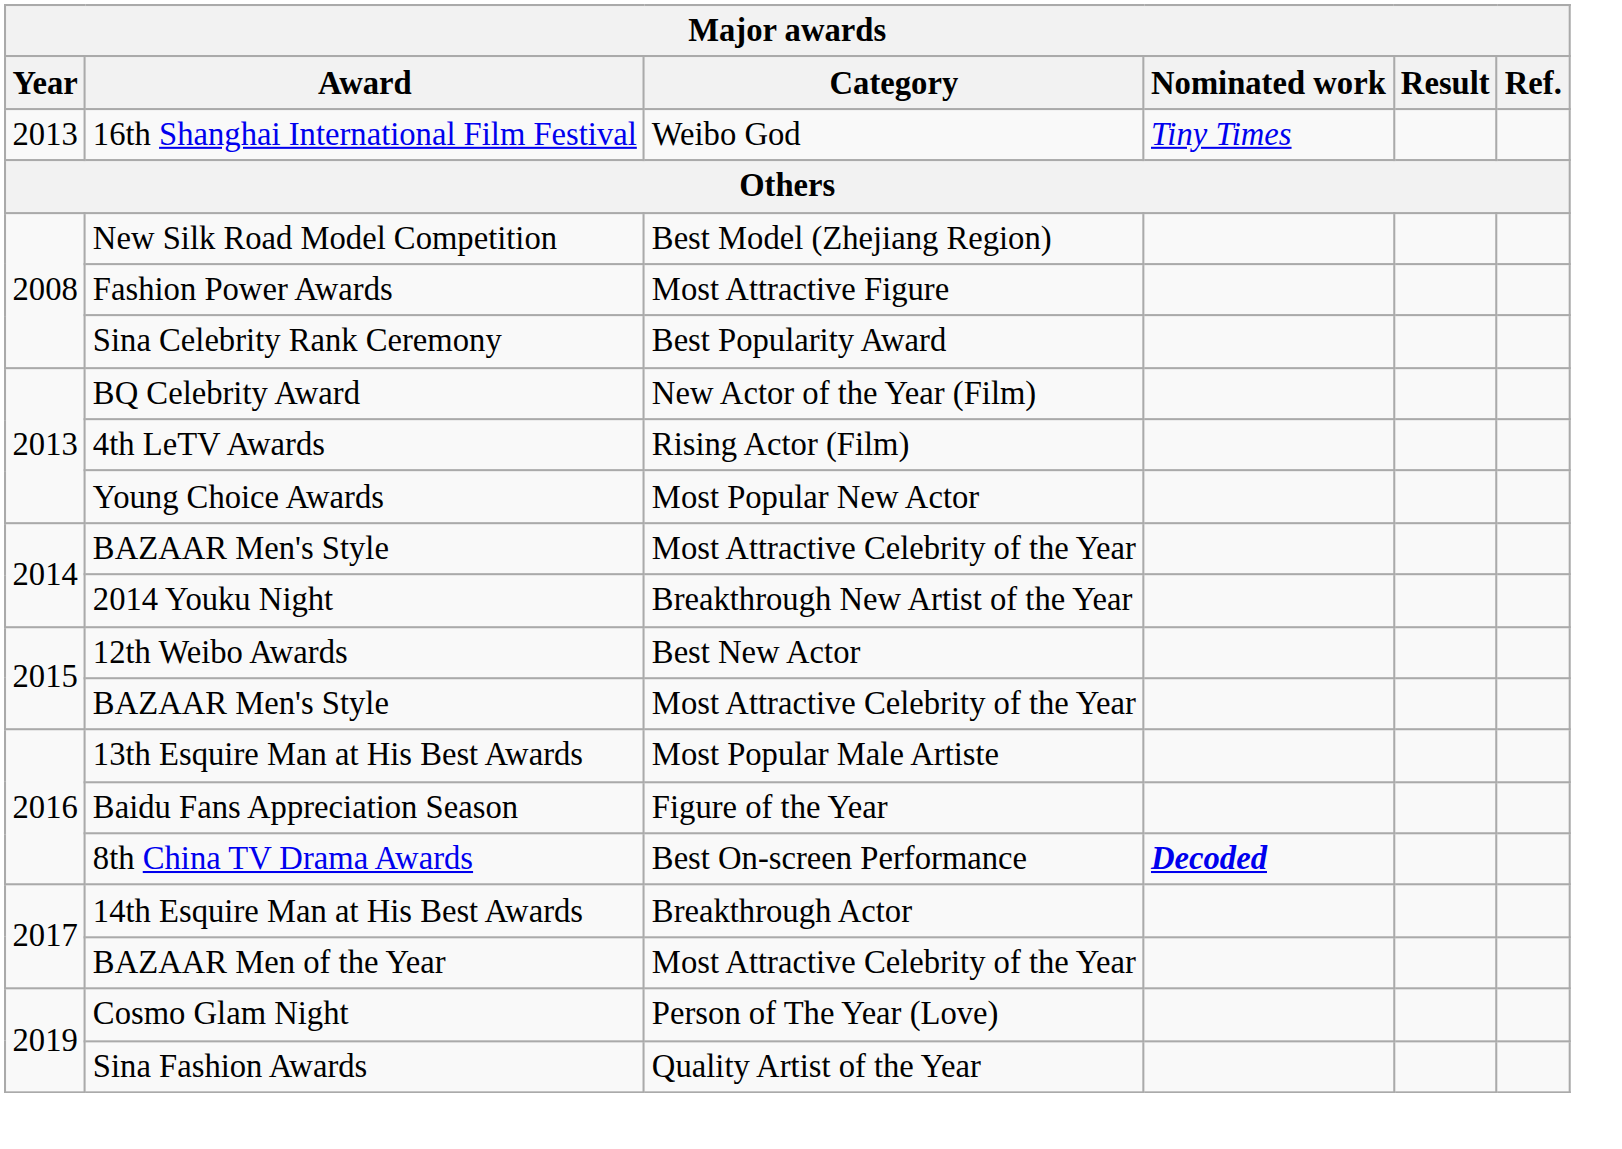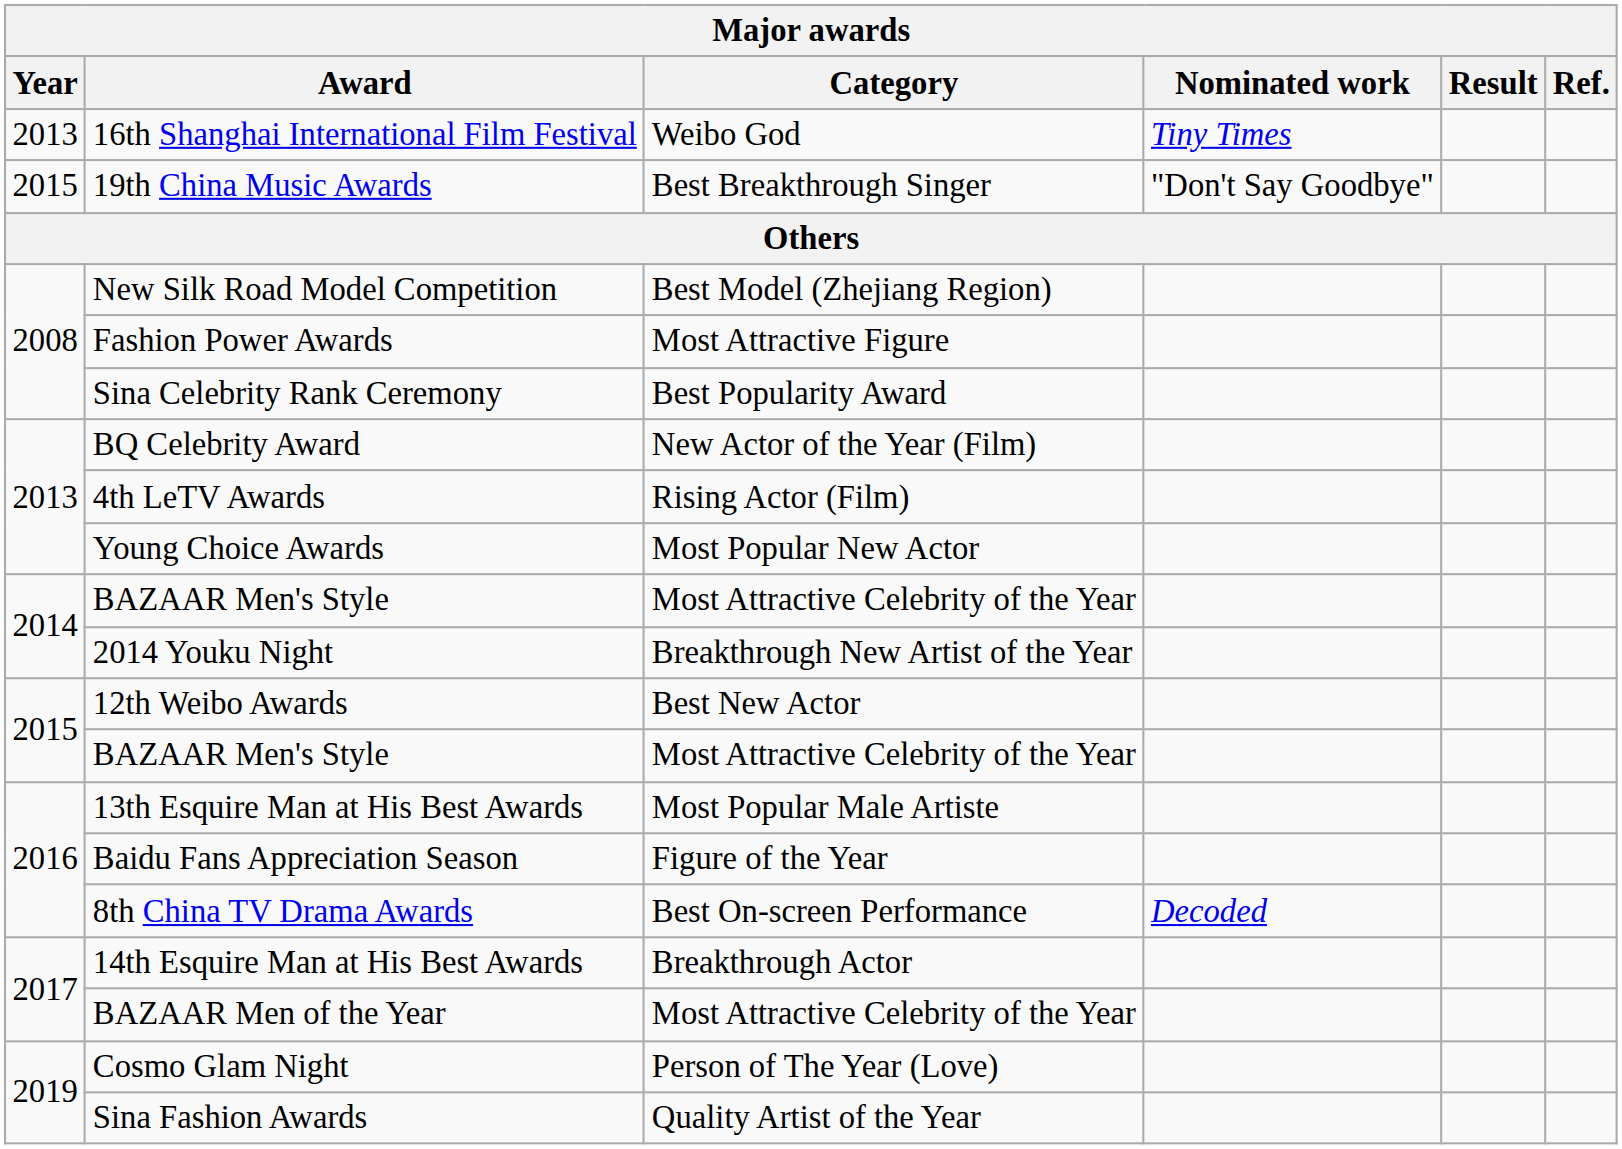+ row: (45, 185)
(1209, 858) bold -> (1209, 910) normal
